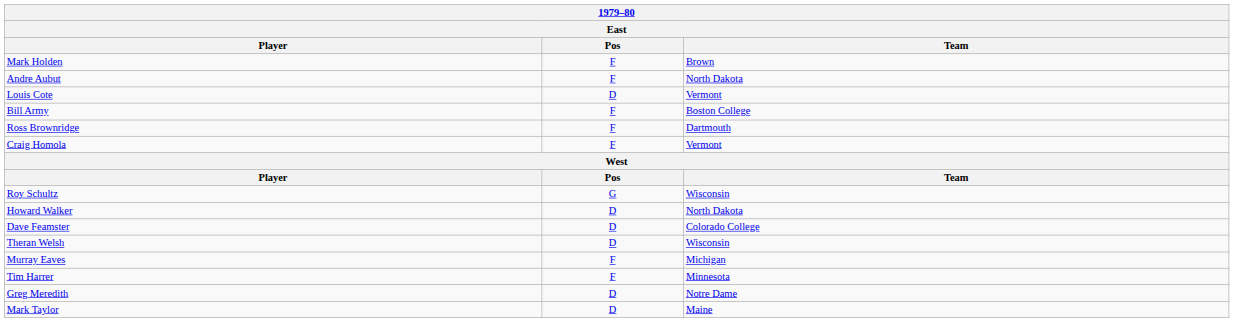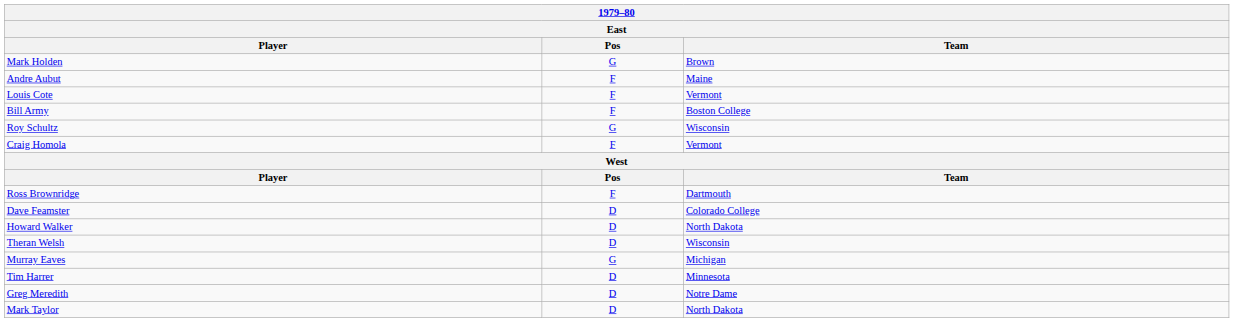(613, 62) F -> (613, 62) G
(714, 78) North Dakota -> (699, 78) Maine
(613, 95) D -> (613, 95) F
rows swapped: (43, 128) <-> (32, 194)
rows swapped: (38, 227) <-> (40, 210)
(613, 260) F -> (613, 260) G
(613, 276) F -> (613, 276) D
(699, 309) Maine -> (714, 309) North Dakota
